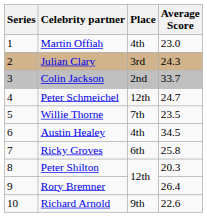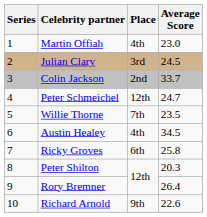(171, 61) 24.3 -> (171, 61) 24.5
